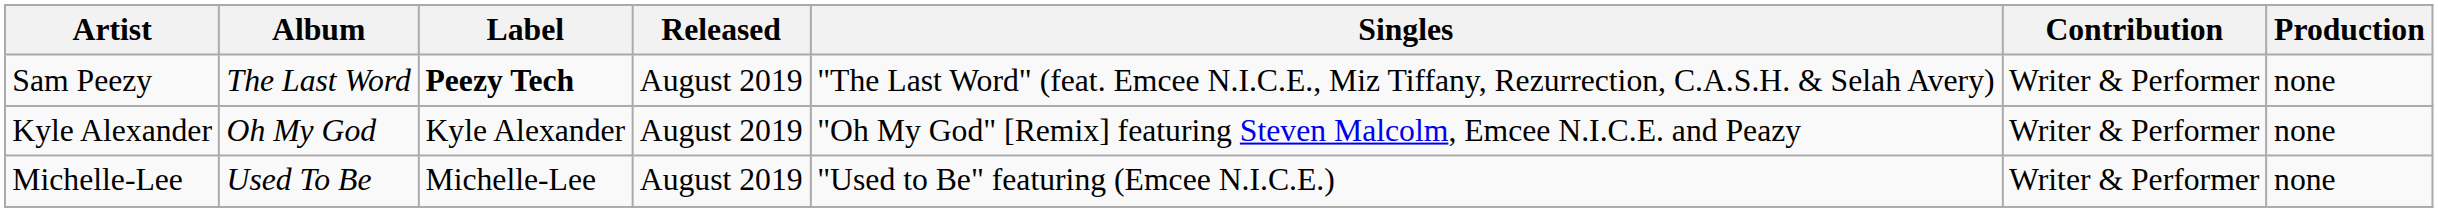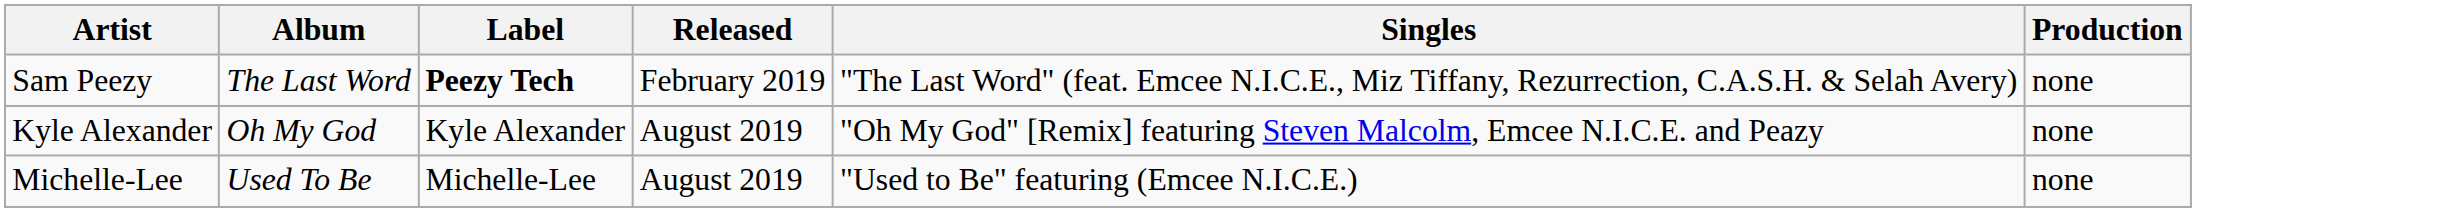- column: (2134, 29)
(721, 79) August 2019 -> (733, 79) February 2019
